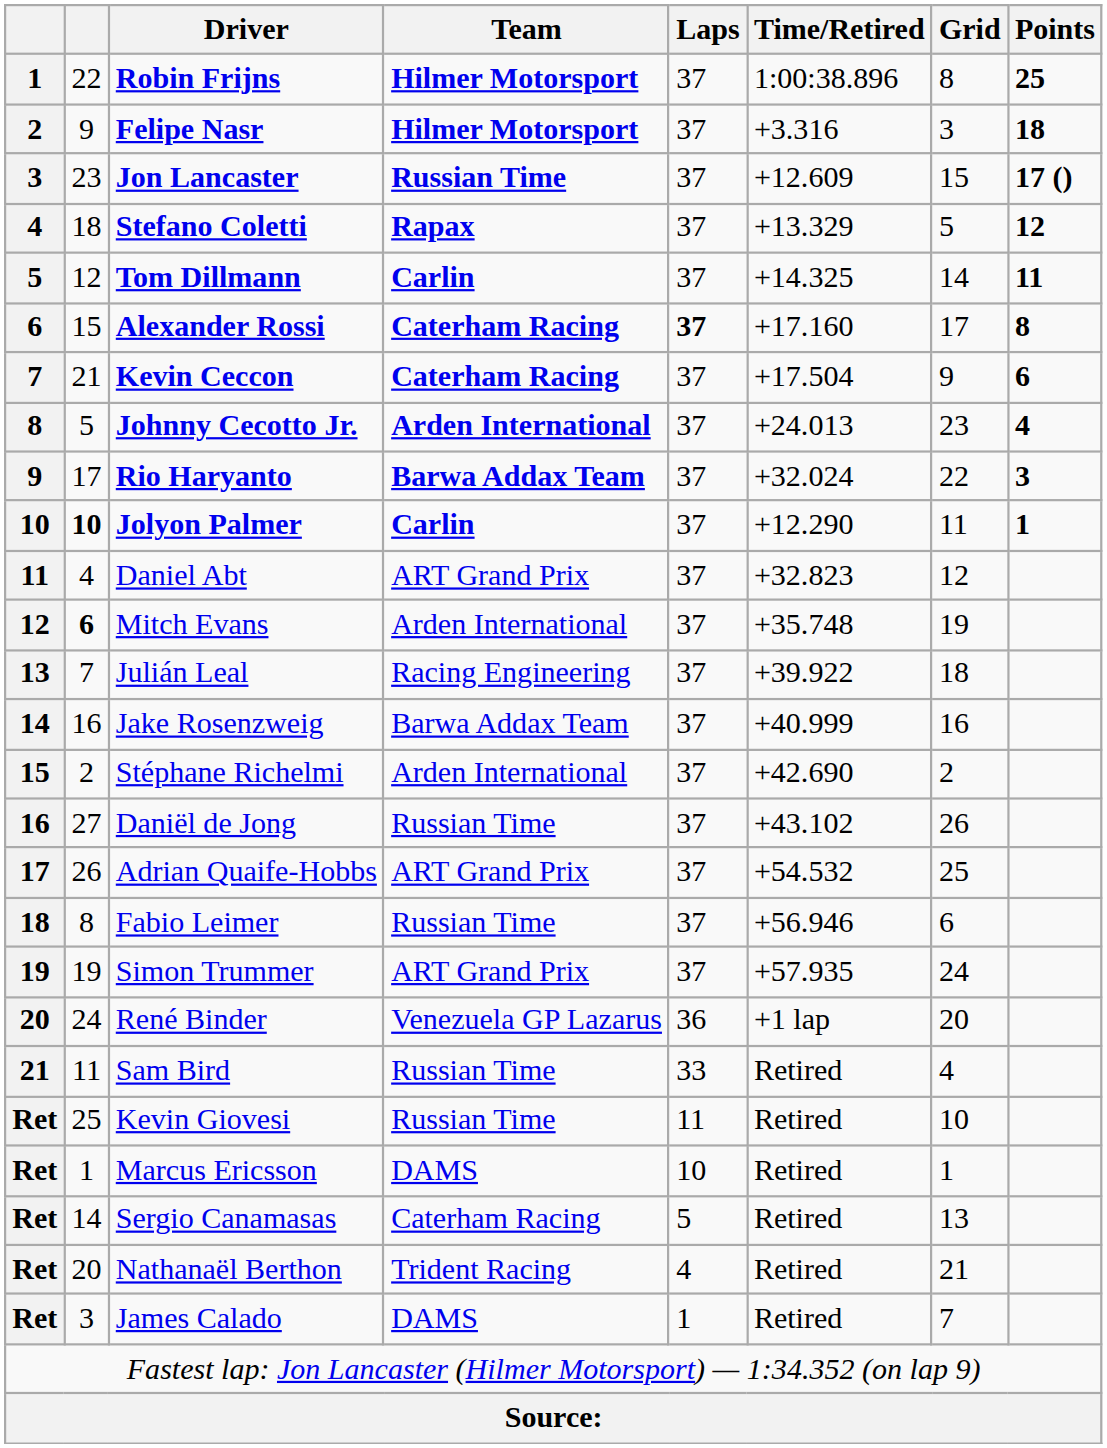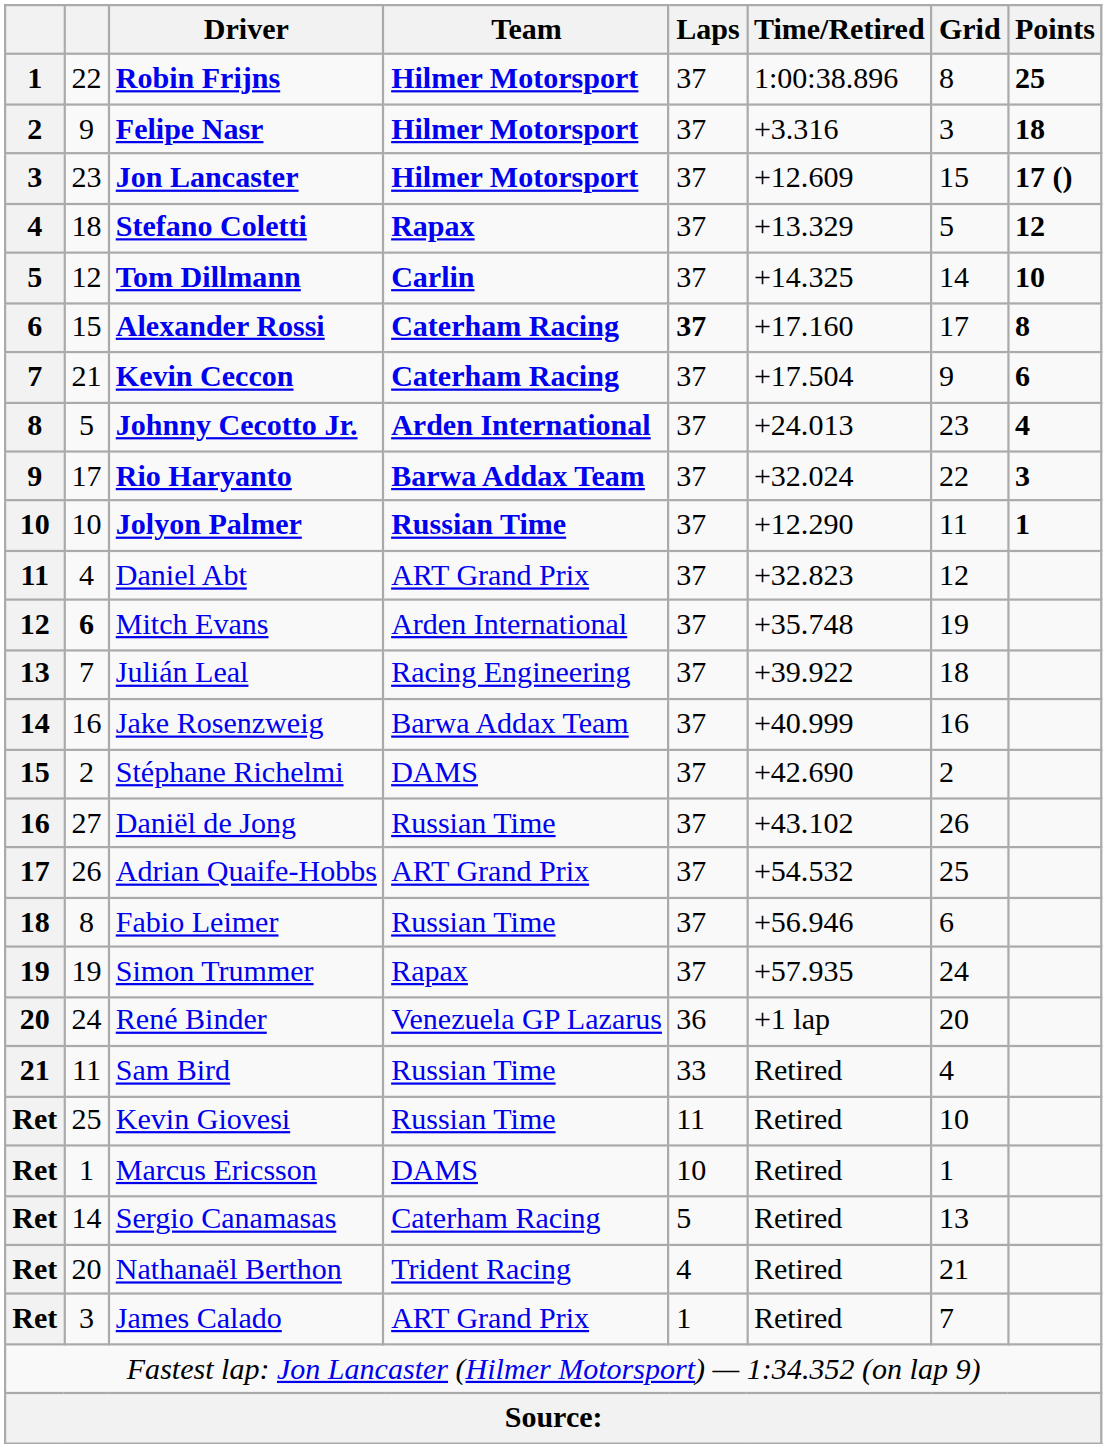(479, 177) Russian Time -> (515, 177) Hilmer Motorsport
(1029, 276) 11 -> (1030, 276) 10
(87, 524) bold -> (87, 524) normal
(433, 524) Carlin -> (479, 524) Russian Time
(509, 772) Arden International -> (435, 772) DAMS
(490, 971) ART Grand Prix -> (430, 971) Rapax
(435, 1318) DAMS -> (490, 1318) ART Grand Prix
